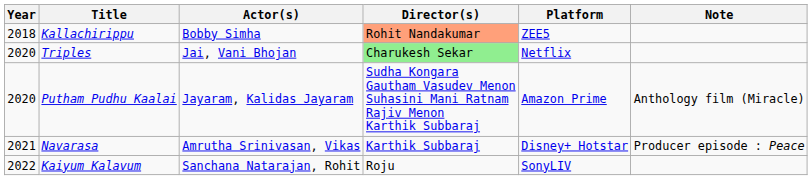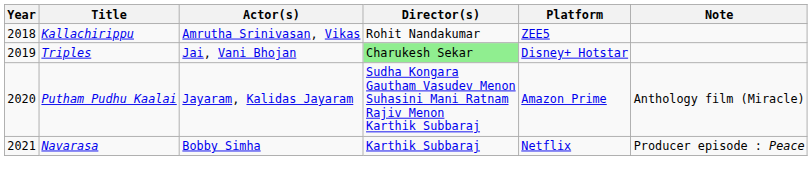(222, 33) Bobby Simha -> (271, 33) Amrutha Srinivasan, Vikas
(423, 33) lightsalmon background -> (423, 33) no background
(22, 53) 2020 -> (22, 53) 2019
(546, 53) Netflix -> (575, 53) Disney+ Hotstar
(271, 146) Amrutha Srinivasan, Vikas -> (222, 146) Bobby Simha
(575, 146) Disney+ Hotstar -> (546, 146) Netflix
- row: (91, 165)
